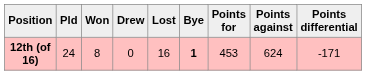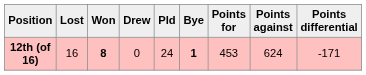columns swapped: (69, 20) <-> (164, 20)
(97, 53) normal -> (103, 53) bold
